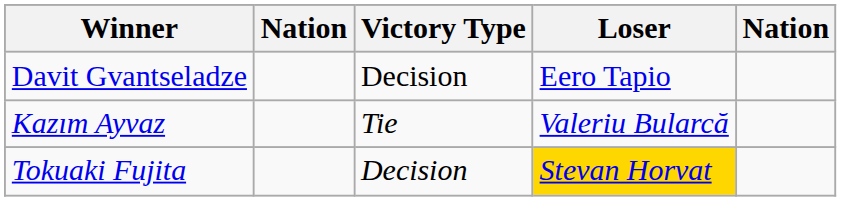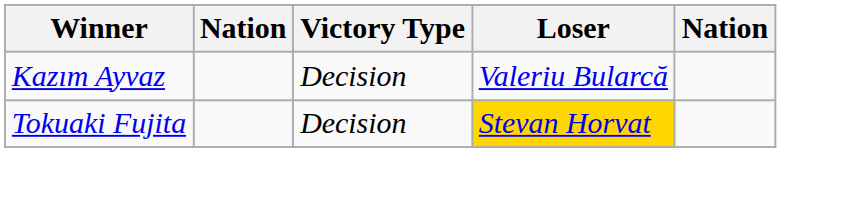- row: (129, 75)
(379, 123) Tie -> (353, 75) Decision
